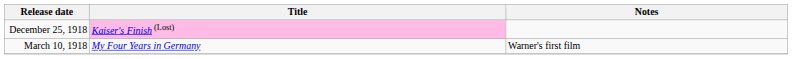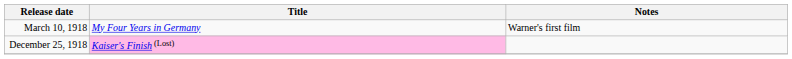rows swapped: (56, 46) <-> (48, 29)
